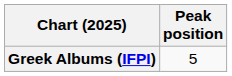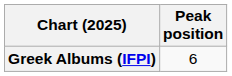(193, 58) 5 -> (193, 58) 6
